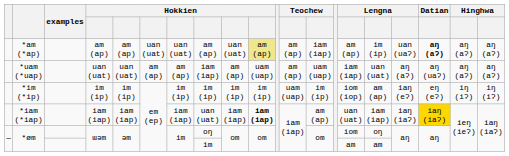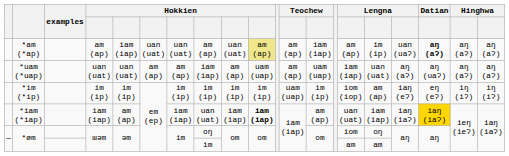(126, 50) am (ap) -> (126, 50) iam (iap)
(126, 115) iam (iap) -> (126, 115) am (ap)
